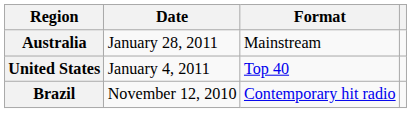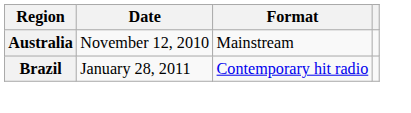(163, 42) January 28, 2011 -> (145, 42) November 12, 2010
- row: (54, 68)
(172, 94) November 12, 2010 -> (135, 68) January 28, 2011
